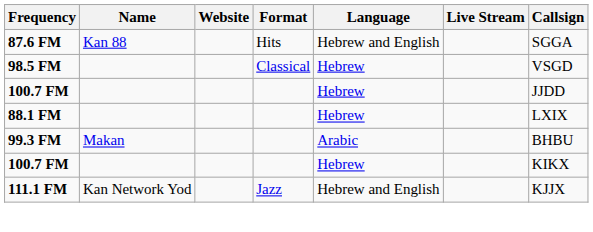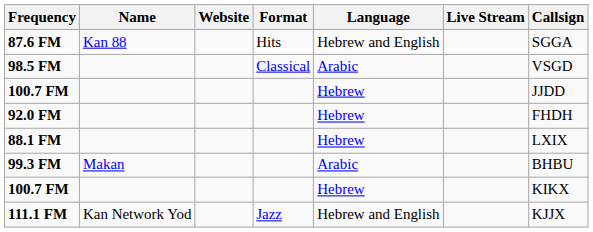(341, 66) Hebrew -> (338, 66) Arabic
+ row: (35, 116)
